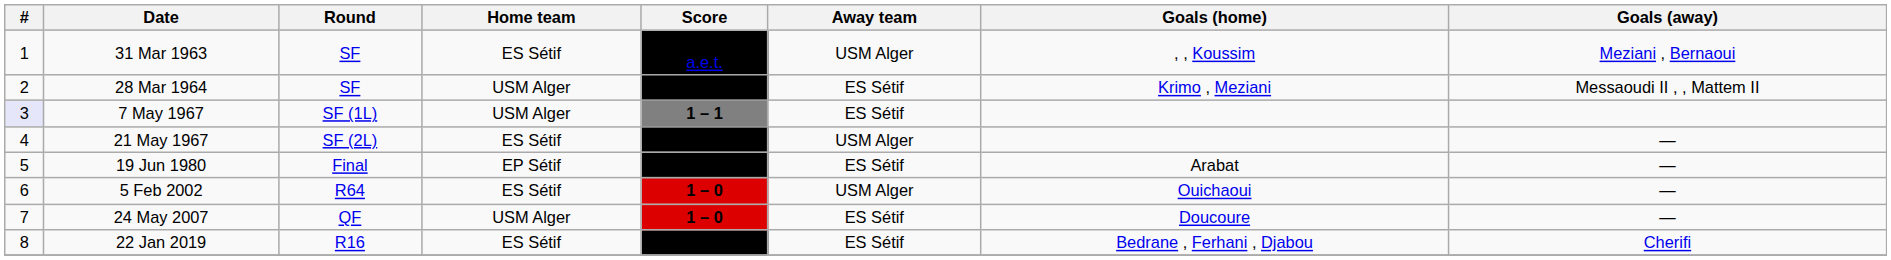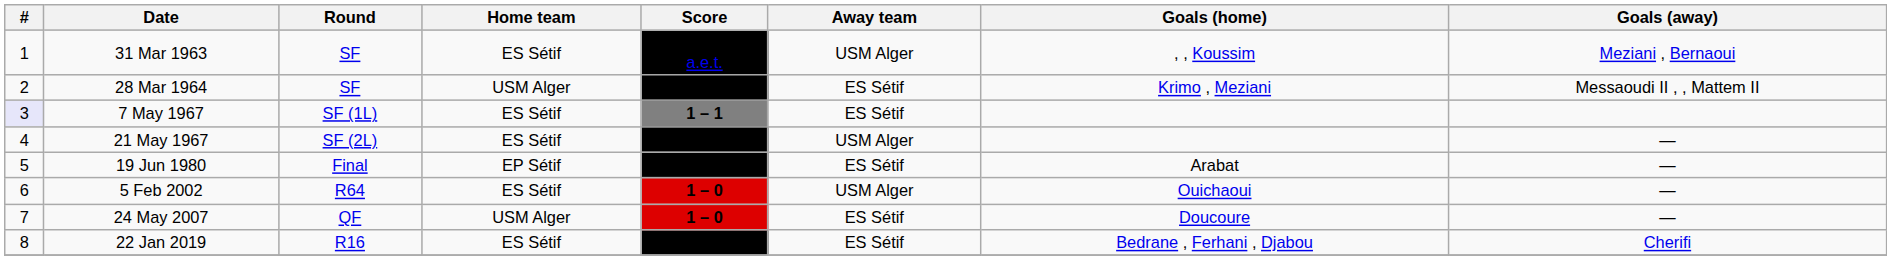(531, 113) USM Alger -> (531, 113) ES Sétif
